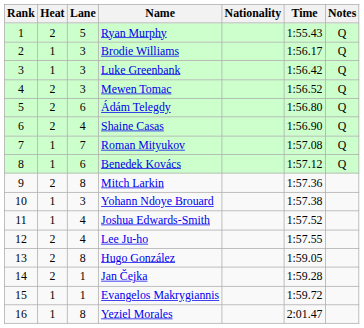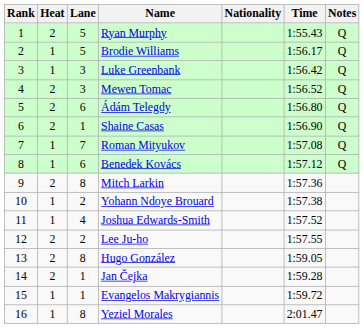(83, 51) 3 -> (83, 51) 5
(83, 126) 4 -> (83, 126) 1
(83, 201) 3 -> (83, 201) 2
(83, 239) 4 -> (83, 239) 2
